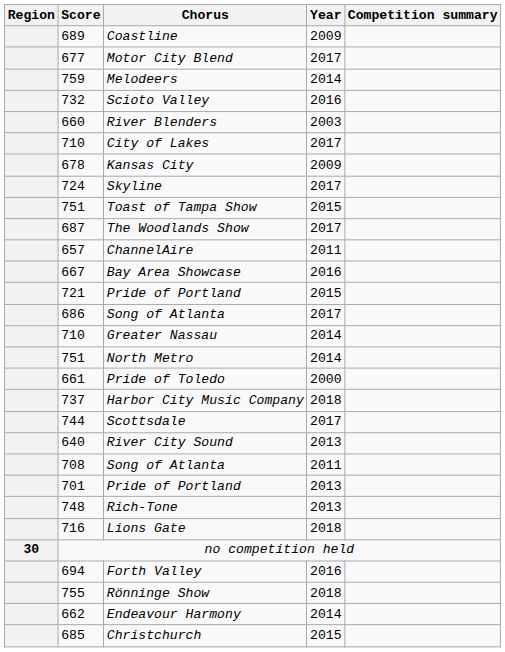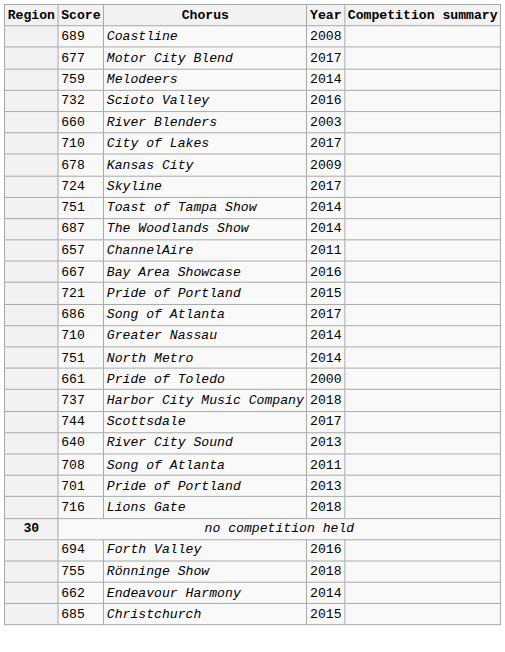(326, 37) 2009 -> (326, 37) 2008
(326, 208) 2015 -> (326, 208) 2014
(326, 229) 2017 -> (326, 229) 2014
- row: (73, 507)
